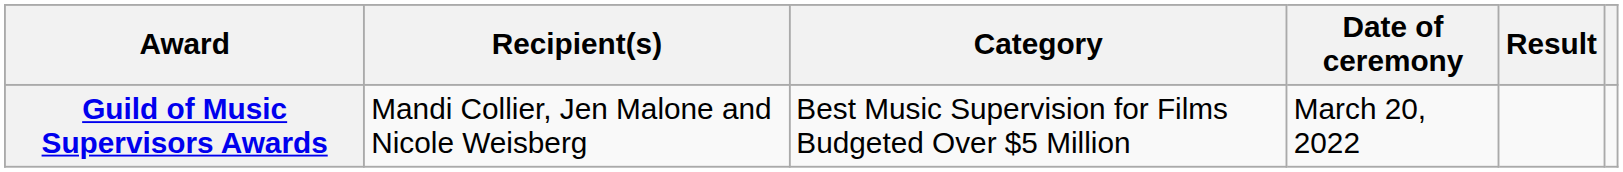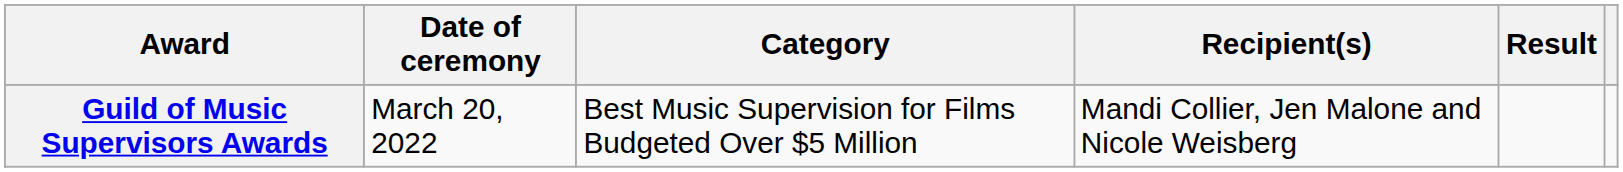columns swapped: (1393, 44) <-> (577, 44)
